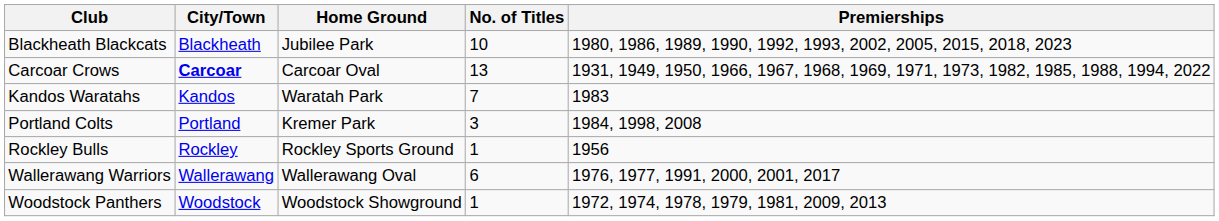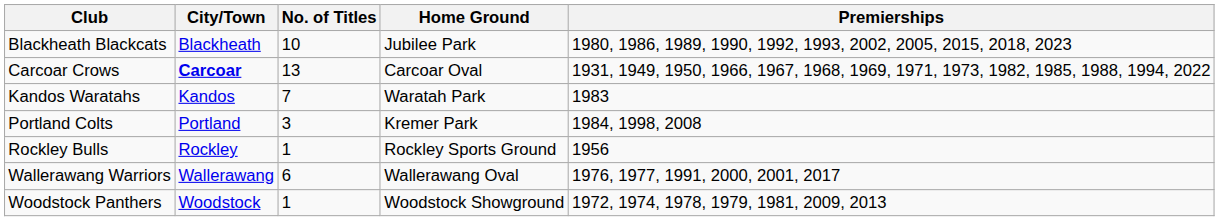columns swapped: (372, 17) <-> (517, 17)
